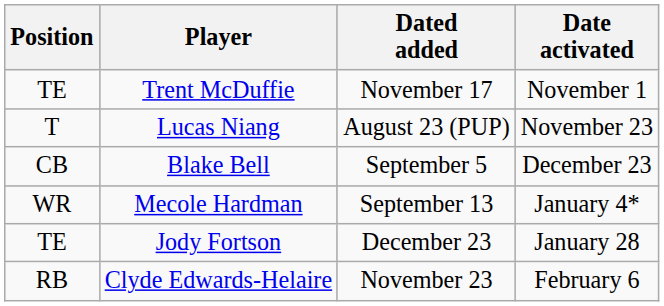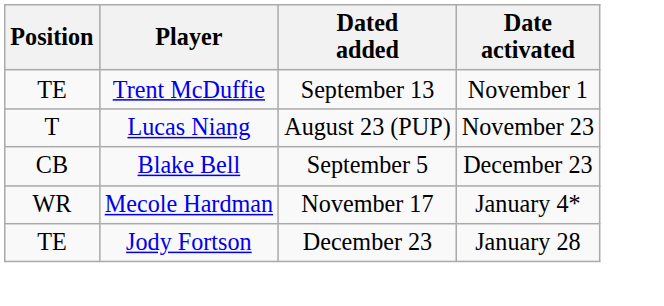(426, 89) November 17 -> (367, 89) September 13
(426, 204) September 13 -> (367, 204) November 17
- row: (218, 280)
